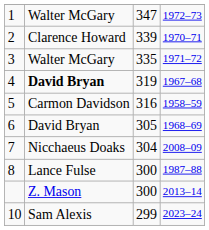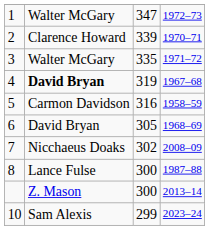(147, 147) 304 -> (147, 147) 302
